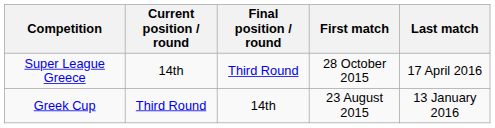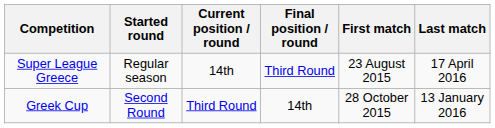+ column: (146, 29)
(355, 70) 28 October 2015 -> (377, 70) 23 August 2015
(355, 105) 23 August 2015 -> (377, 105) 28 October 2015
